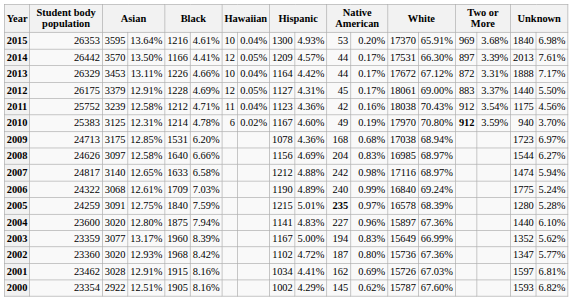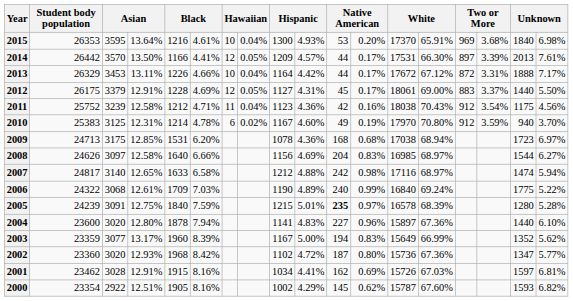(467, 123) bold -> (467, 123) normal
(552, 189) 5.24% -> (552, 189) 5.22%
(87, 205) 24259 -> (87, 205) 24239
(178, 222) 1875 -> (178, 222) 1878
